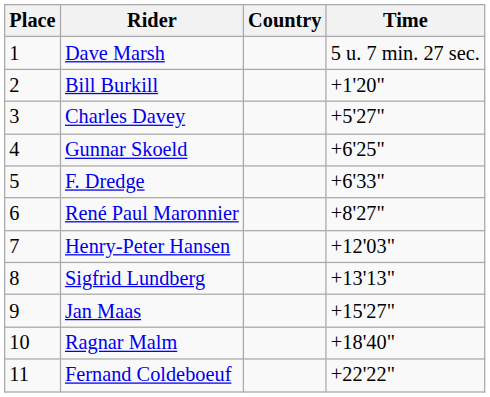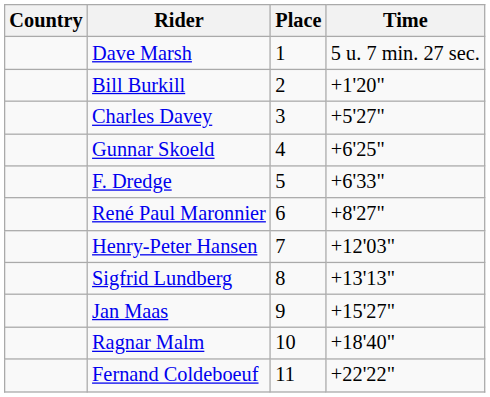columns swapped: (32, 20) <-> (285, 20)
